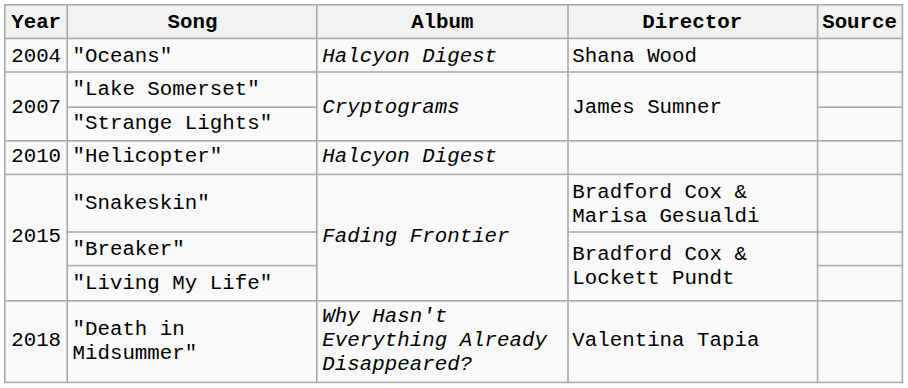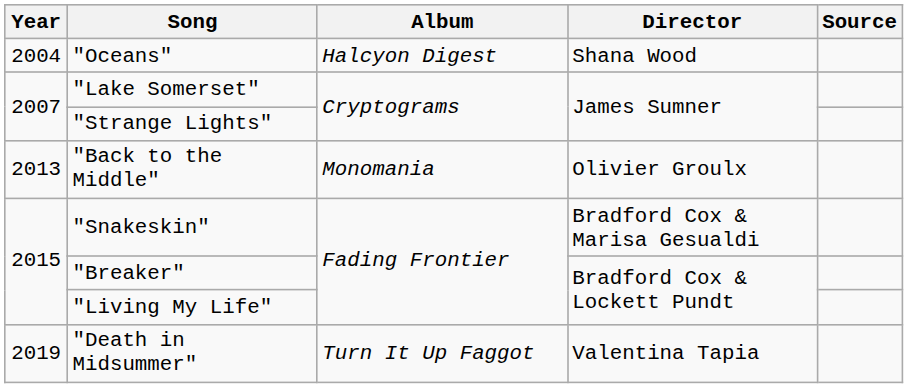- row: (147, 157)
+ row: (147, 169)
(36, 341) 2018 -> (36, 353) 2019
(435, 341) Why Hasn't Everything Already Disappeared? -> (428, 353) Turn It Up Faggot
